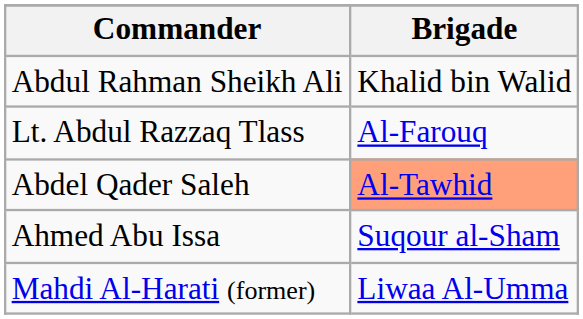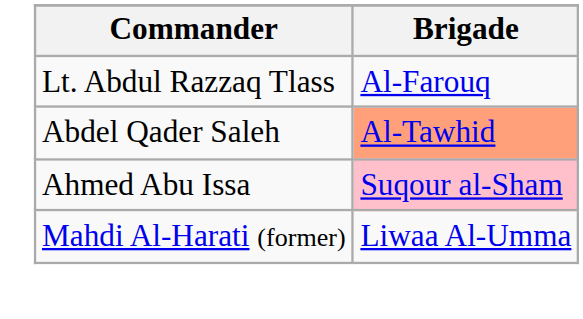- row: (177, 81)
(459, 235) no background -> (462, 184) pink background
